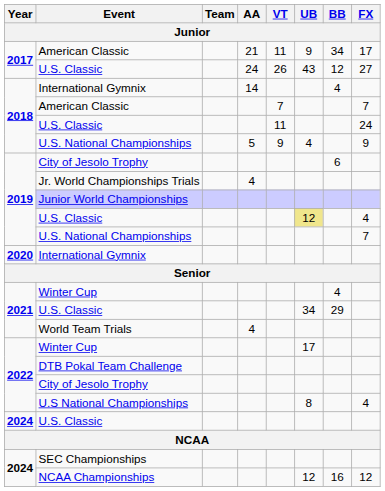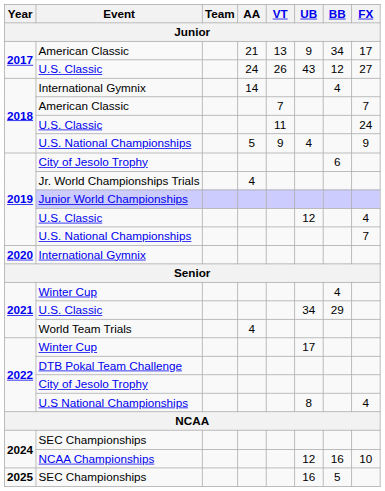(280, 51) 11 -> (280, 51) 13
(309, 218) khaki background -> (309, 218) no background
- row: (20, 421)
(366, 477) 12 -> (366, 459) 10
+ row: (20, 477)
